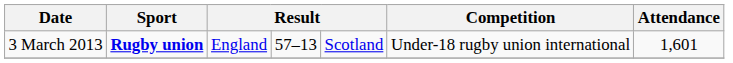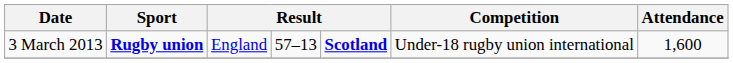(354, 44) normal -> (356, 44) bold
(679, 44) 1,601 -> (683, 44) 1,600
